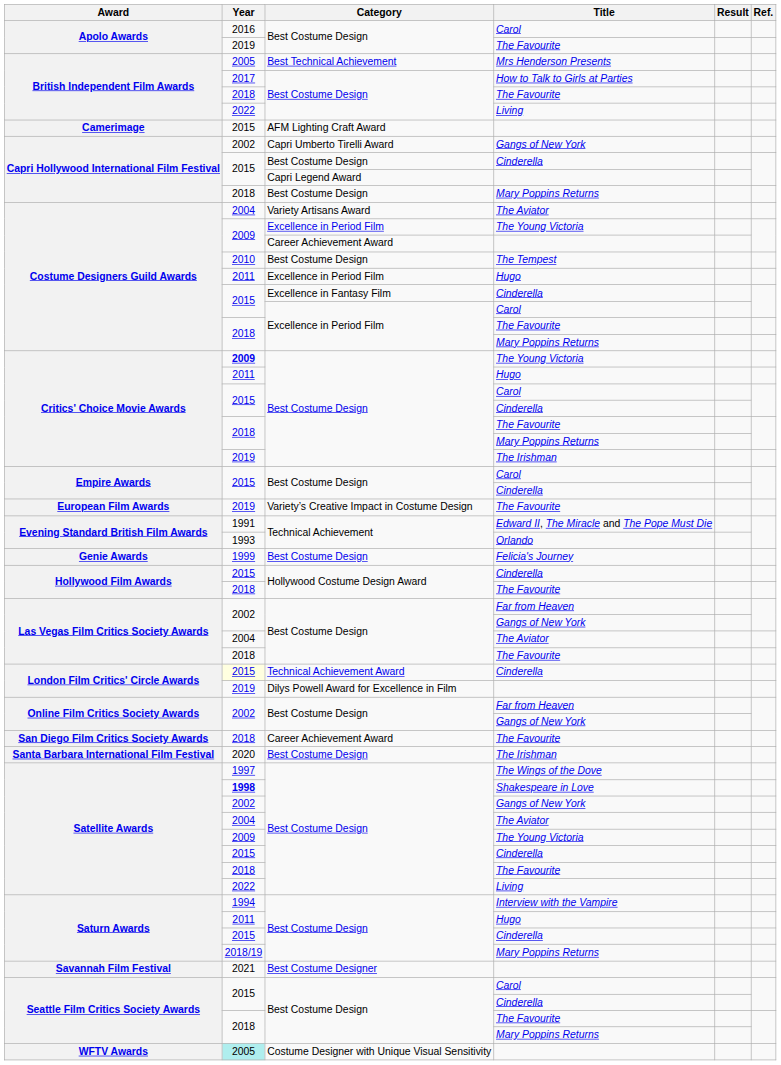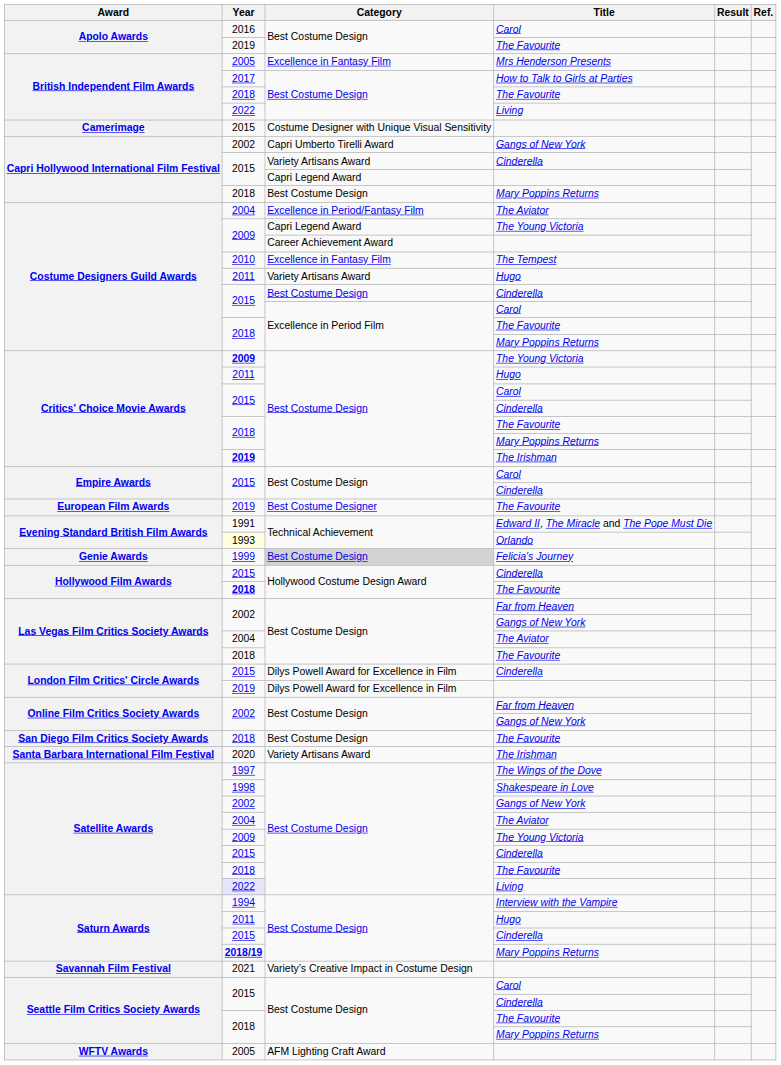(332, 62) Best Technical Achievement -> (329, 62) Excellence in Fantasy Film
(326, 128) AFM Lighting Craft Award -> (379, 128) Costume Designer with Unique Visual Sensitivity
(317, 161) Best Costume Design -> (319, 161) Variety Artisans Award
(319, 210) Variety Artisans Award -> (345, 210) Excellence in Period/Fantasy Film
(326, 227) Excellence in Period Film -> (314, 227) Capri Legend Award
(317, 260) Best Costume Design -> (329, 260) Excellence in Fantasy Film
(326, 276) Excellence in Period Film -> (319, 276) Variety Artisans Award
(329, 293) Excellence in Fantasy Film -> (317, 293) Best Costume Design
(244, 458) normal -> (244, 458) bold
(370, 507) Variety’s Creative Impact in Costume Design -> (322, 507) Best Costume Designer
(244, 540) no background -> (244, 540) lightyellow background
(317, 557) no background -> (317, 557) lightgrey background
(244, 590) normal -> (244, 590) bold
(244, 672) lightyellow background -> (244, 672) no background
(336, 672) Technical Achievement Award -> (362, 672) Dilys Powell Award for Excellence in Film
(330, 738) Career Achievement Award -> (317, 738) Best Costume Design
(317, 754) Best Costume Design -> (319, 754) Variety Artisans Award
(244, 787) bold -> (244, 787) normal
(244, 886) no background -> (244, 886) lavender background
(244, 952) normal -> (244, 952) bold
(322, 969) Best Costume Designer -> (370, 969) Variety’s Creative Impact in Costume Design
(244, 1051) paleturquoise background -> (244, 1051) no background
(379, 1051) Costume Designer with Unique Visual Sensitivity -> (326, 1051) AFM Lighting Craft Award
